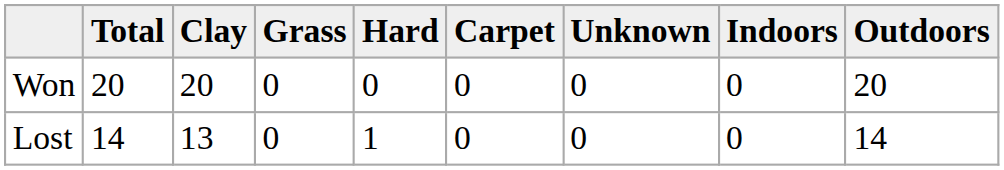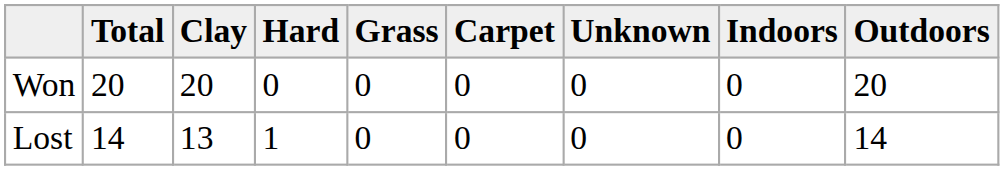columns swapped: (400, 31) <-> (305, 31)
